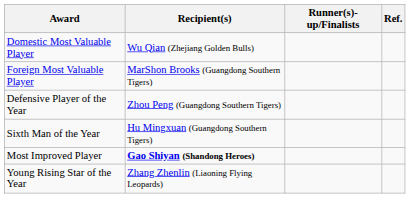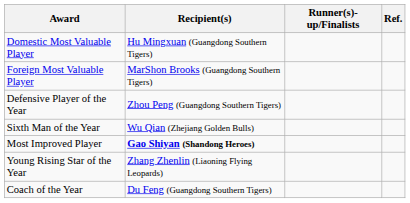(191, 47) Wu Qian (Zhejiang Golden Bulls) -> (197, 47) Hu Mingxuan (Guangdong Southern Tigers)
(197, 133) Hu Mingxuan (Guangdong Southern Tigers) -> (191, 127) Wu Qian (Zhejiang Golden Bulls)
+ row: (45, 189)
